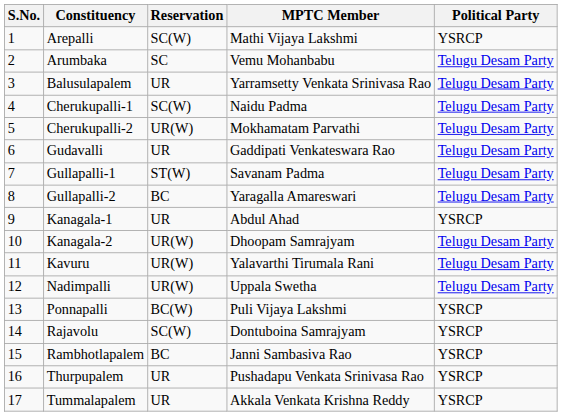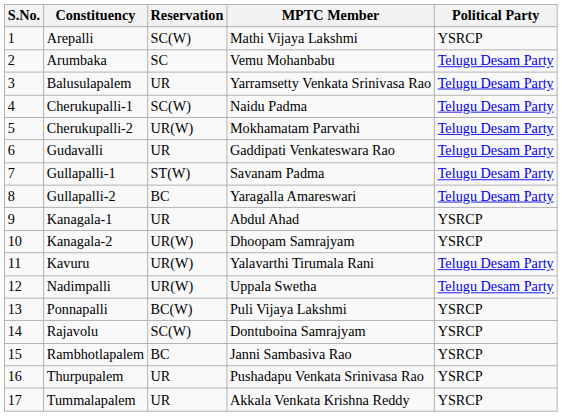(496, 241) Telugu Desam Party -> (460, 241) YSRCP
